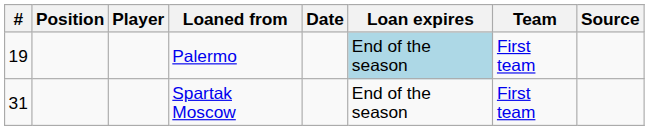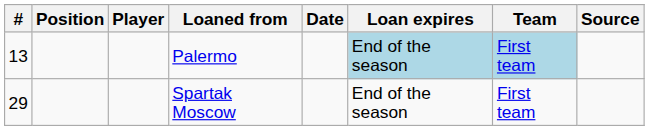(18, 56) 19 -> (18, 56) 13
(516, 56) no background -> (516, 56) lightblue background
(18, 102) 31 -> (18, 102) 29
